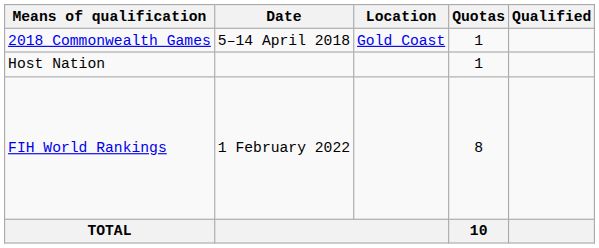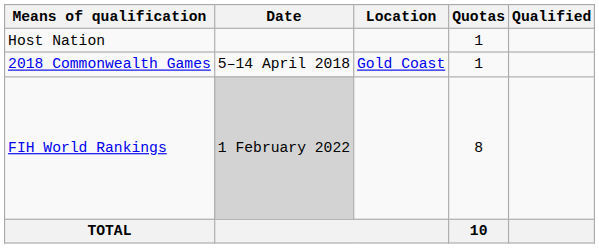rows swapped: (57, 64) <-> (109, 40)
(284, 148) no background -> (284, 148) lightgrey background
